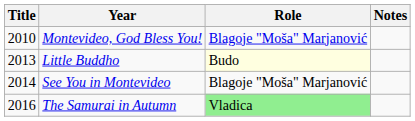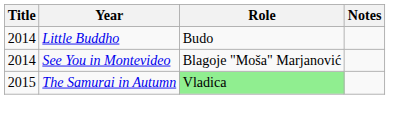- row: (122, 37)
(22, 60) 2013 -> (22, 37) 2014
(224, 60) lightyellow background -> (198, 37) no background
(22, 104) 2016 -> (22, 82) 2015
